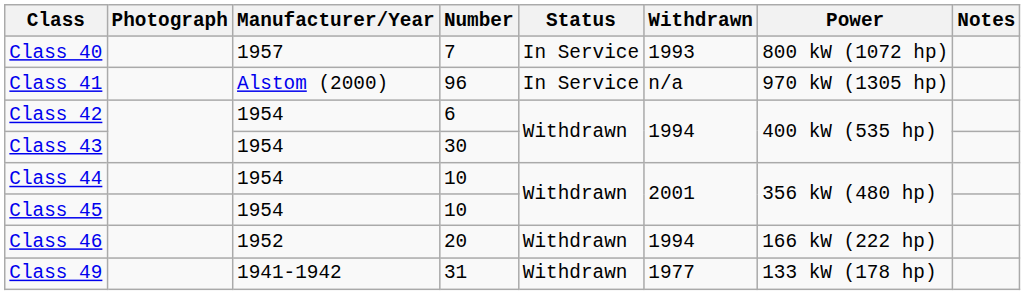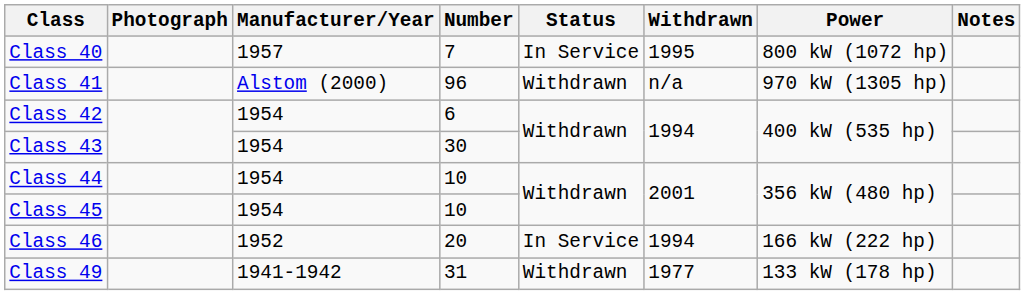(672, 52) 1993 -> (672, 52) 1995
(581, 84) In Service -> (575, 84) Withdrawn
(575, 242) Withdrawn -> (581, 242) In Service
